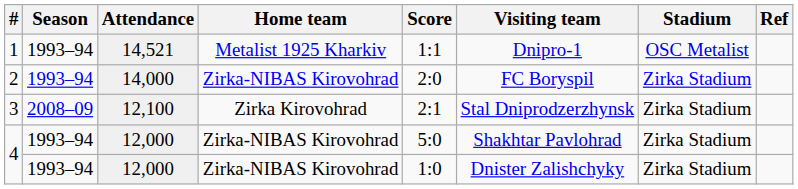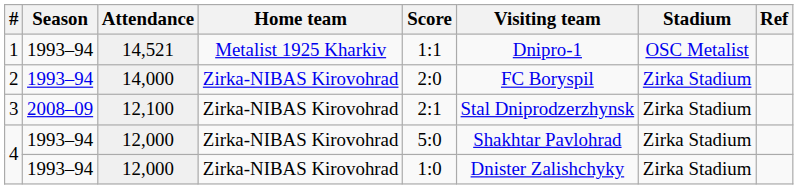(301, 109) Zirka Kirovohrad -> (301, 109) Zirka-NIBAS Kirovohrad
